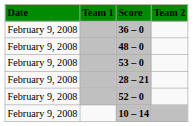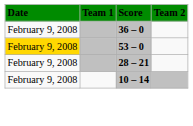- row: (131, 46)
(43, 63) no background -> (43, 46) gold background
- row: (131, 96)
